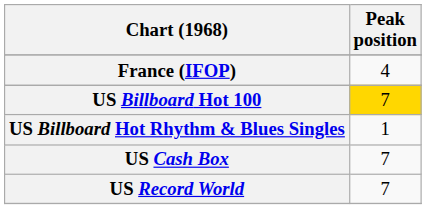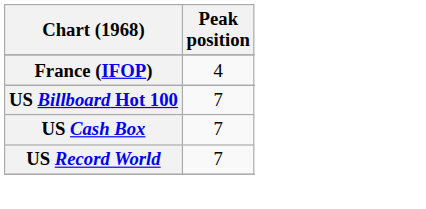(385, 99) gold background -> (218, 99) no background
- row: (177, 129)
